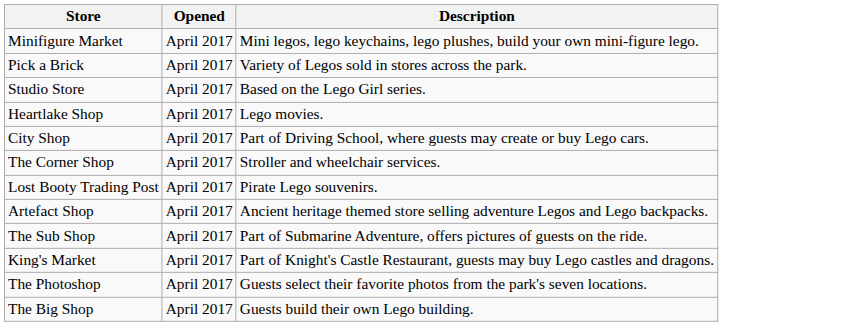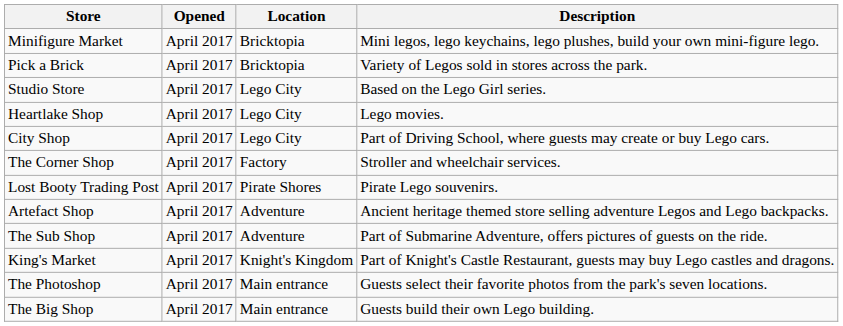+ column: (296, 16)
